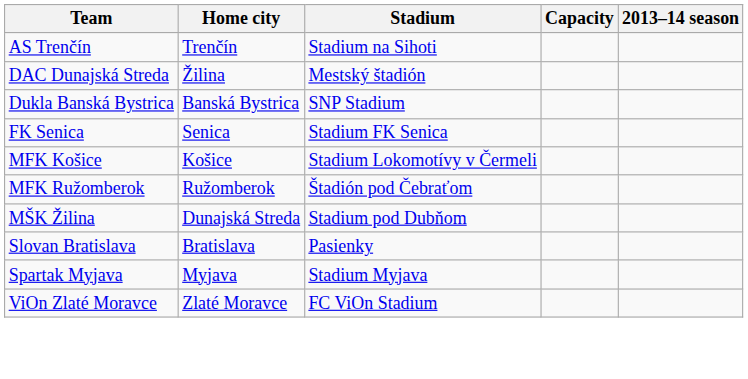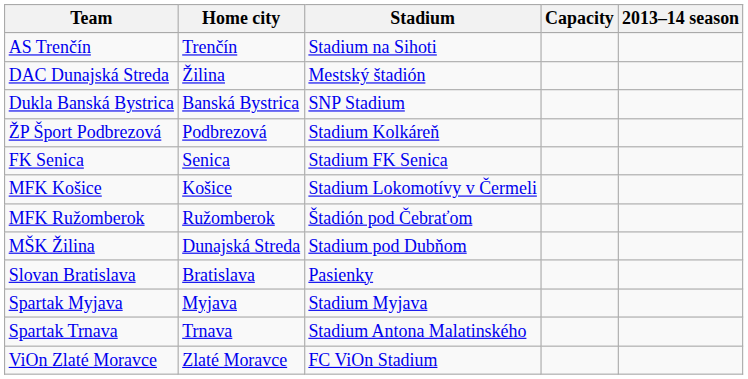+ row: (85, 132)
+ row: (63, 331)
